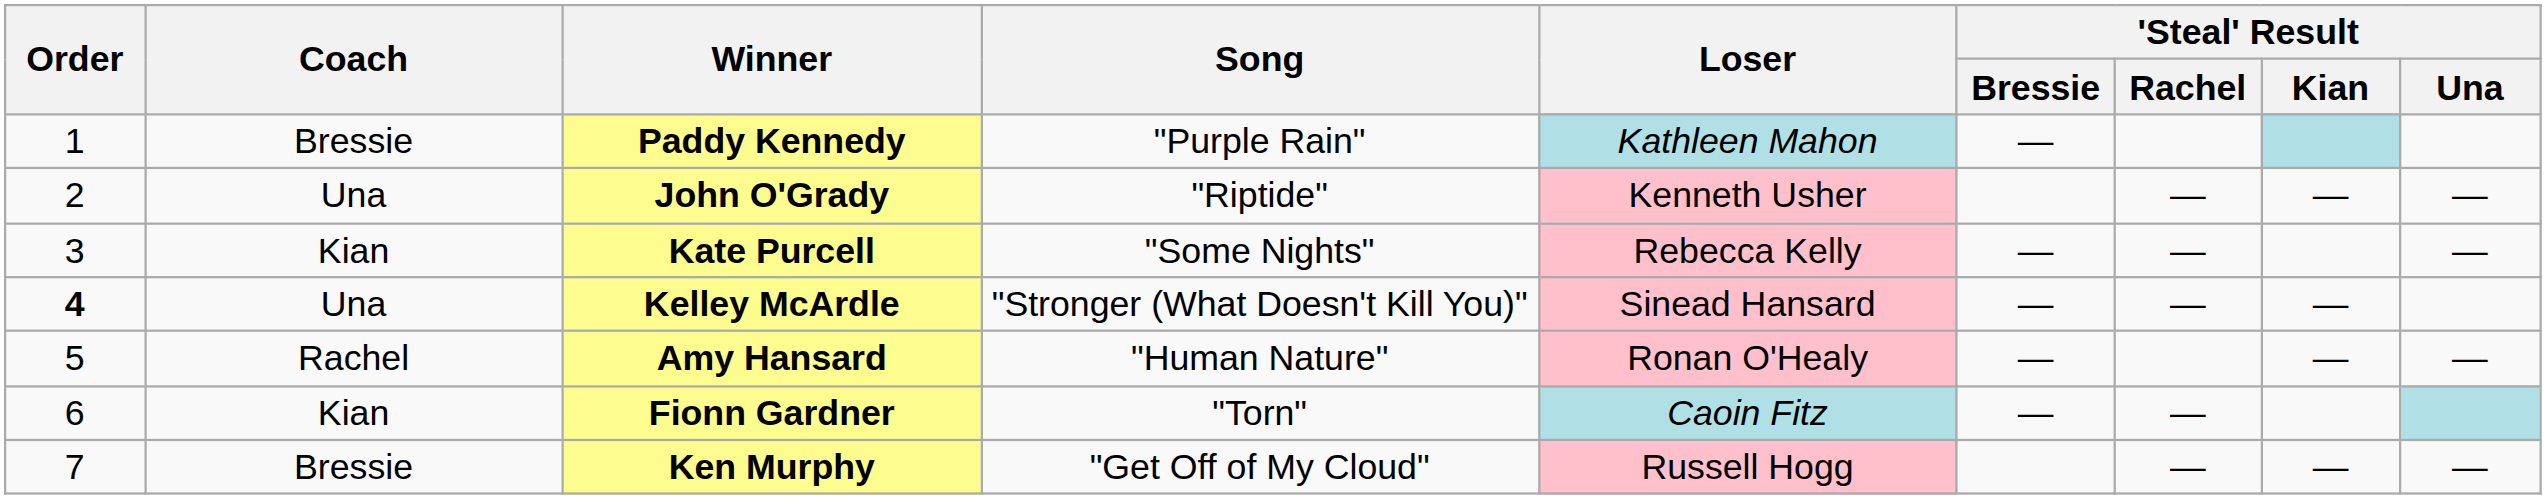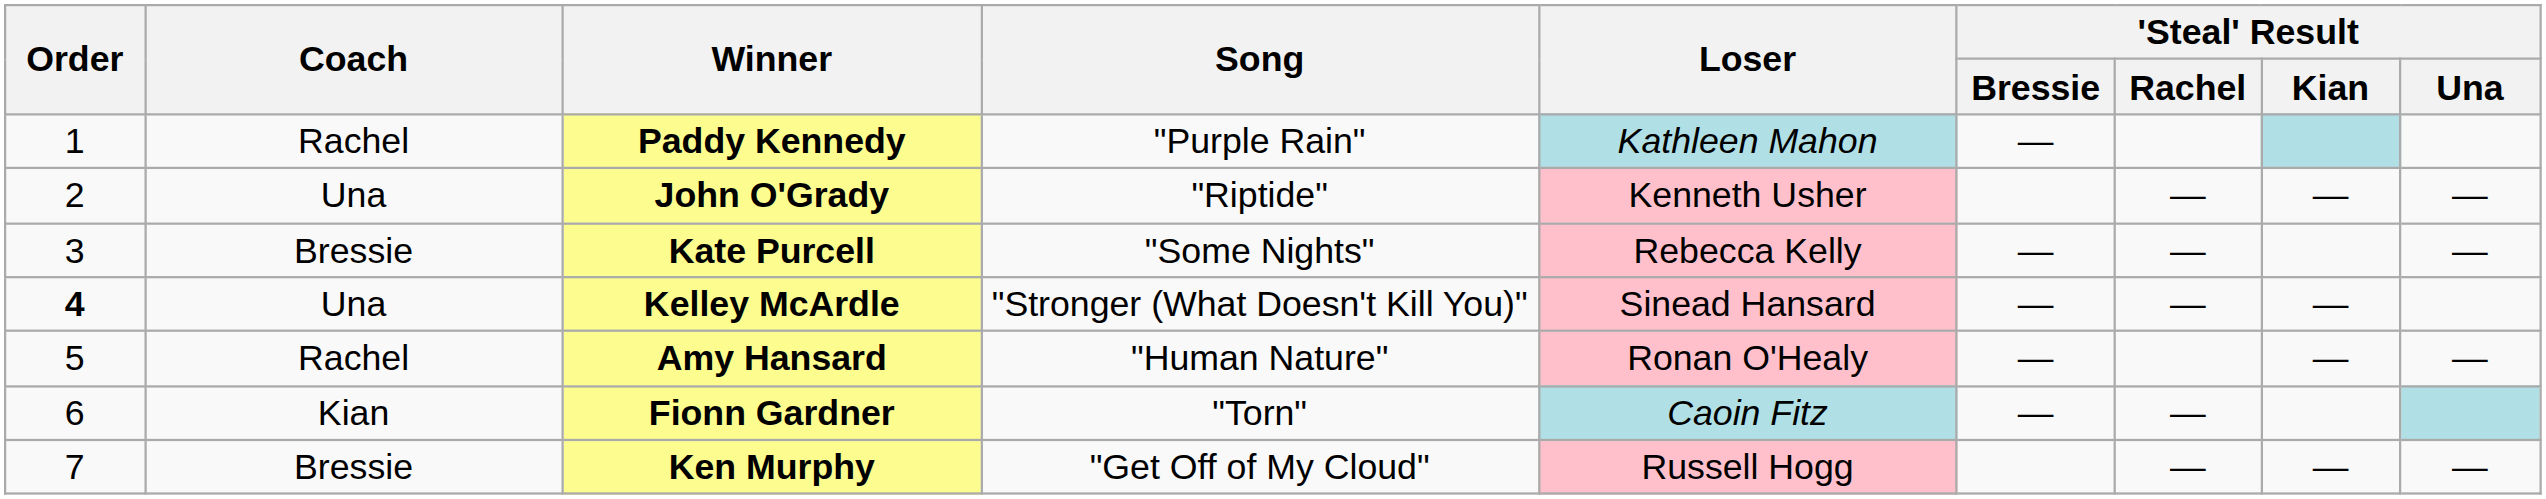(354, 141) Bressie -> (354, 141) Rachel
(354, 250) Kian -> (354, 250) Bressie
